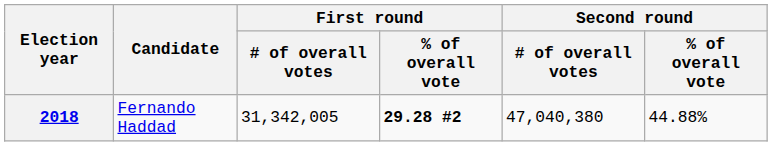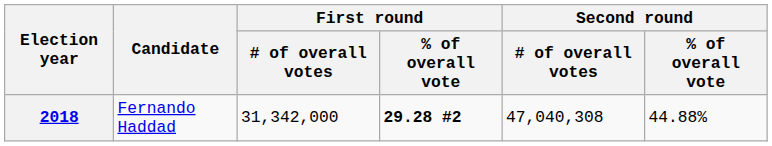(290, 118) 31,342,005 -> (290, 118) 31,342,000
(555, 118) 47,040,380 -> (555, 118) 47,040,308
